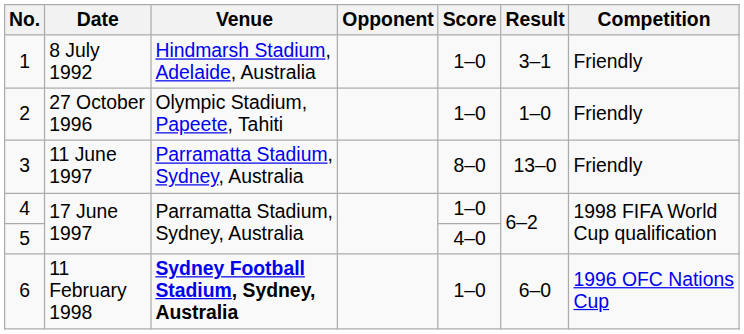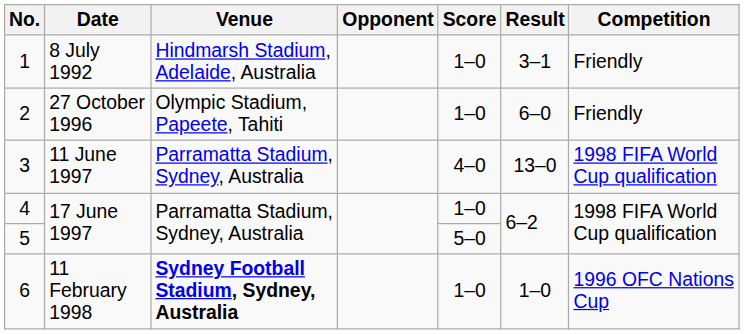(535, 113) 1–0 -> (535, 113) 6–0
(470, 166) 8–0 -> (470, 166) 4–0
(608, 166) Friendly -> (645, 166) 1998 FIFA World Cup qualification
(470, 238) 4–0 -> (470, 238) 5–0
(535, 291) 6–0 -> (535, 291) 1–0
